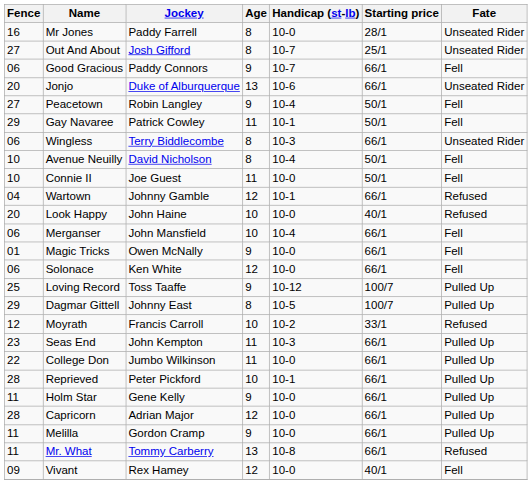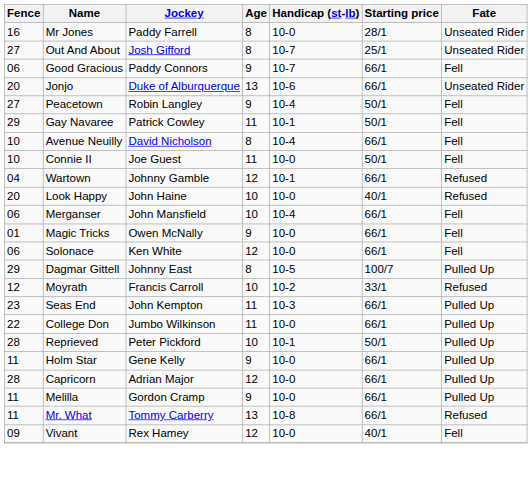- row: (69, 141)
(376, 159) 50/1 -> (376, 141) 66/1
- row: (83, 287)
(376, 379) 66/1 -> (376, 342) 50/1
